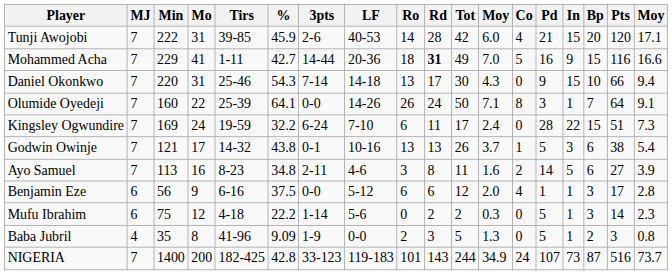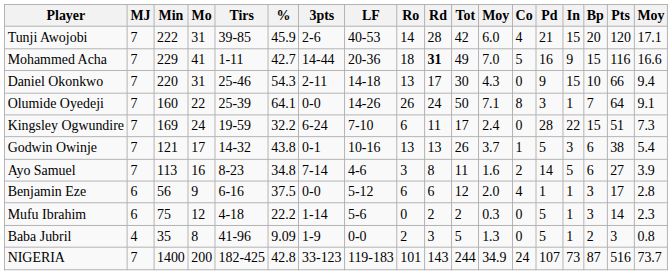(315, 81) 7-14 -> (315, 81) 2-11
(315, 170) 2-11 -> (315, 170) 7-14
